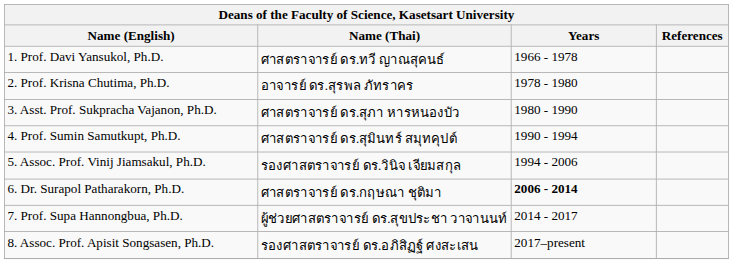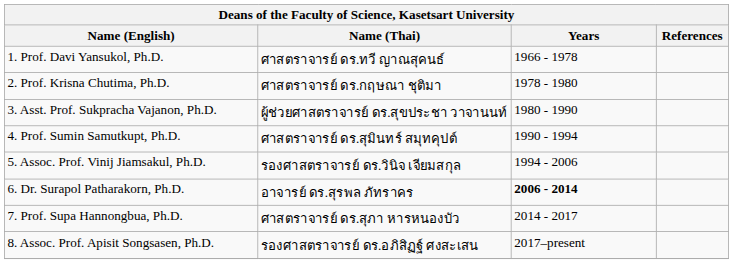(337, 86) อาจารย์ ดร.สุรพล ภัทราคร -> (351, 86) ศาสตราจารย์ ดร.กฤษณา ชุติมา
(360, 112) ศาสตราจารย์ ดร.สุภา หารหนองบัว -> (384, 112) ผู้ช่วยศาสตราจารย์ ดร.สุขประชา วาจานนท์
(351, 192) ศาสตราจารย์ ดร.กฤษณา ชุติมา -> (337, 192) อาจารย์ ดร.สุรพล ภัทราคร
(384, 219) ผู้ช่วยศาสตราจารย์ ดร.สุขประชา วาจานนท์ -> (360, 219) ศาสตราจารย์ ดร.สุภา หารหนองบัว
